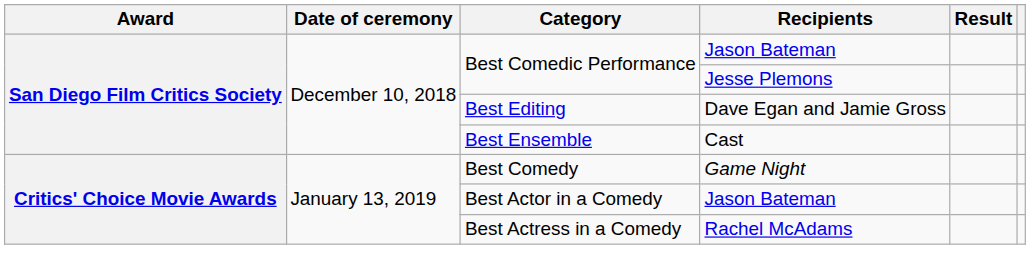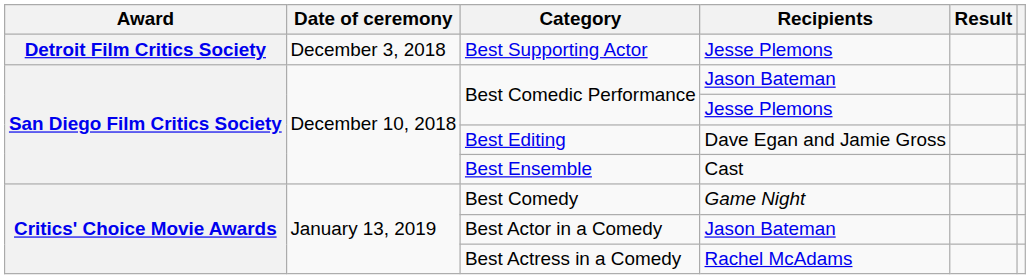+ row: (556, 49)
